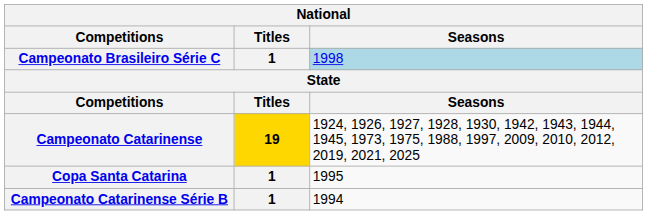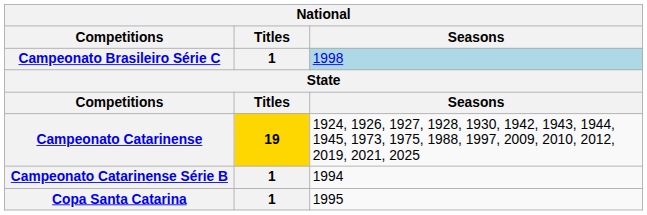rows swapped: (119, 177) <-> (119, 199)
